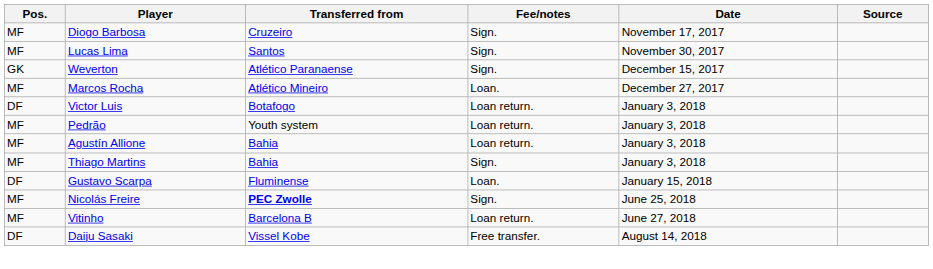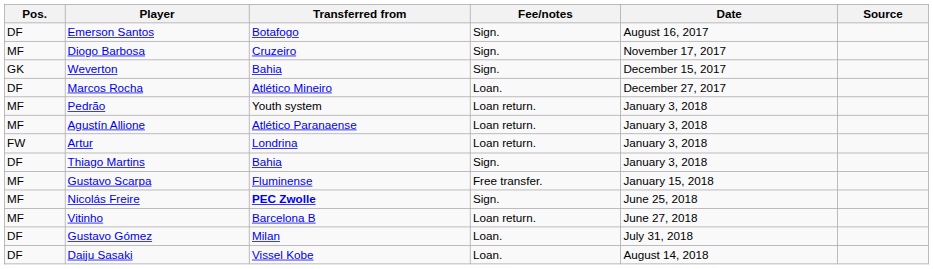+ row: (111, 32)
- row: (98, 51)
(300, 69) Atlético Paranaense -> (267, 69) Bahia
(16, 88) MF -> (15, 88) DF
- row: (95, 106)
(263, 144) Bahia -> (304, 125) Atlético Paranaense
+ row: (80, 144)
(16, 162) MF -> (15, 162) DF
(15, 181) DF -> (16, 181) MF
(485, 181) Loan. -> (508, 181) Free transfer.
+ row: (110, 236)
(505, 236) Free transfer. -> (488, 255) Loan.
